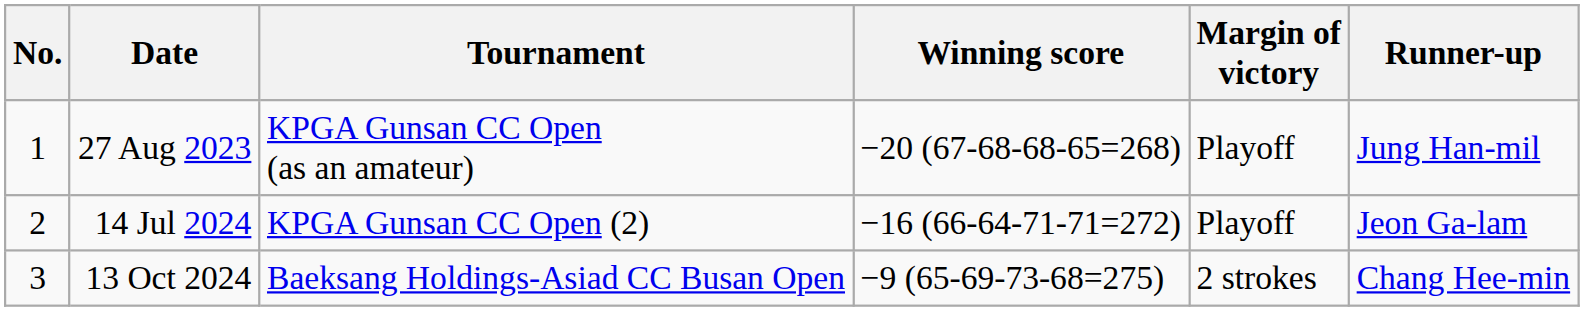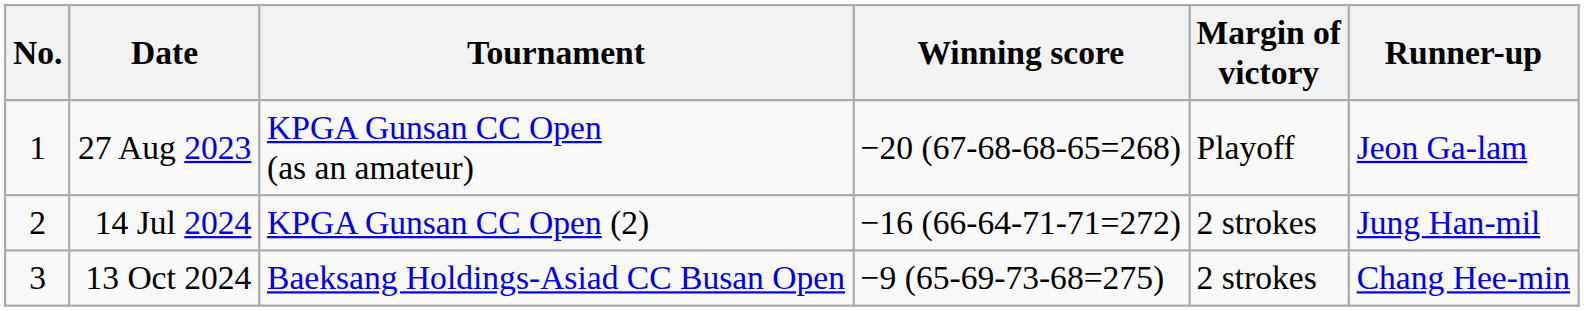(1448, 147) Jung Han-mil -> (1442, 147) Jeon Ga-lam
(1246, 222) Playoff -> (1257, 222) 2 strokes
(1442, 222) Jeon Ga-lam -> (1448, 222) Jung Han-mil
